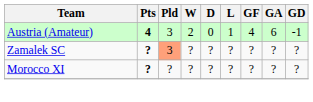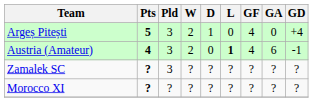+ row: (37, 32)
(231, 32) normal -> (231, 50) bold
(170, 50) lightsalmon background -> (170, 69) no background
